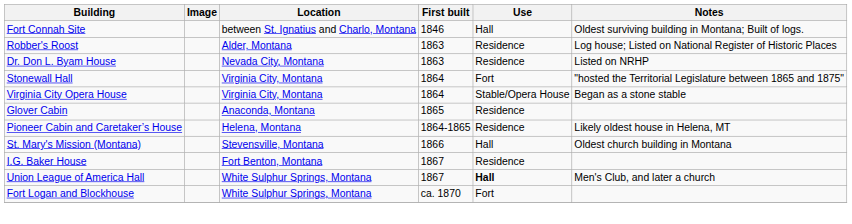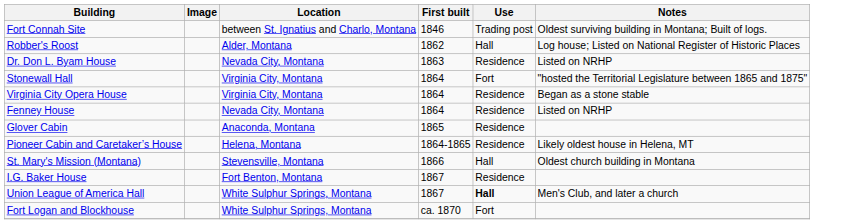(484, 29) Hall -> (504, 29) Trading post
(432, 45) 1863 -> (432, 45) 1862
(500, 45) Residence -> (484, 45) Hall
(522, 95) Stable/Opera House -> (500, 95) Residence
+ row: (41, 111)
